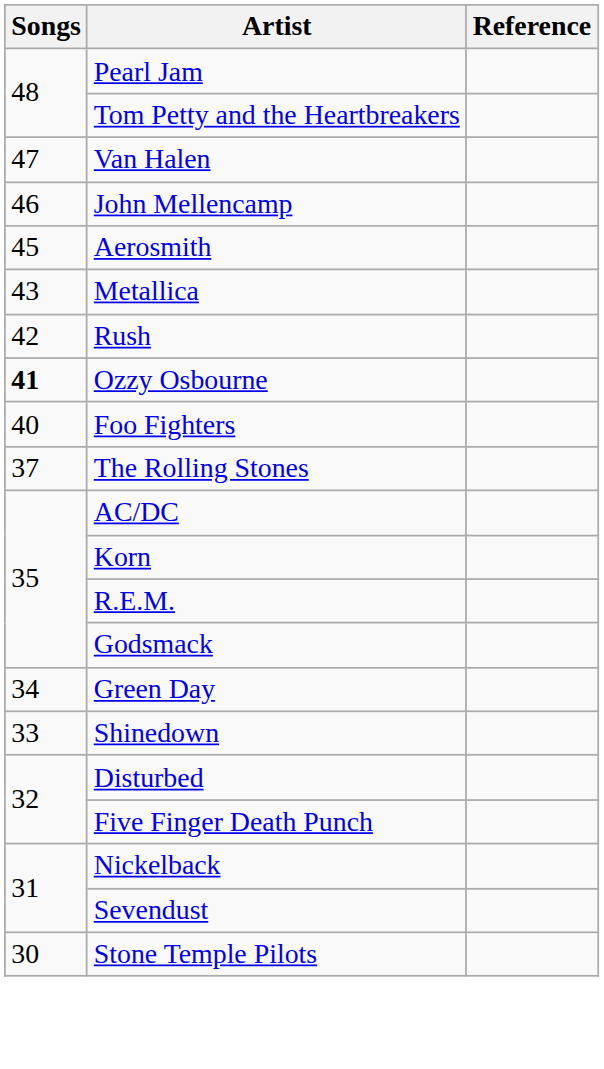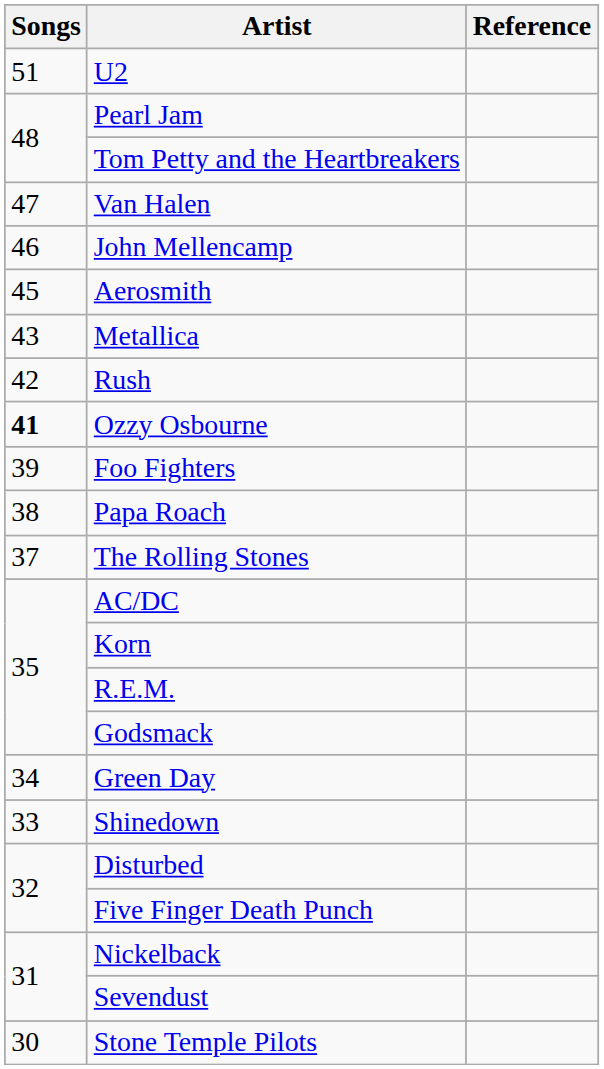+ row: (111, 70)
(25, 423) 40 -> (25, 468) 39
+ row: (160, 512)
